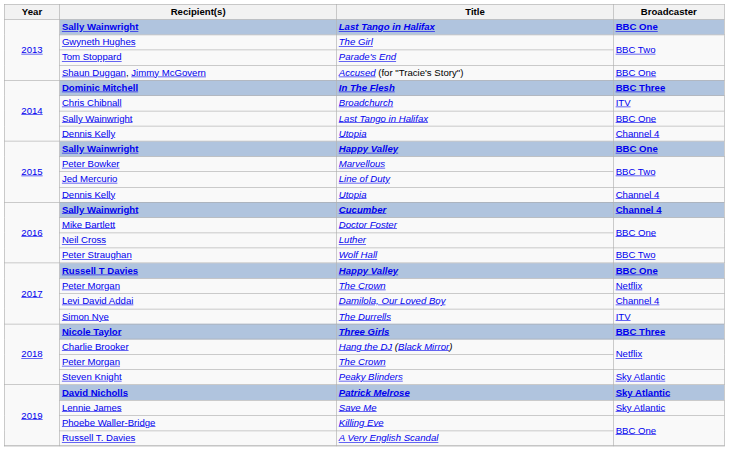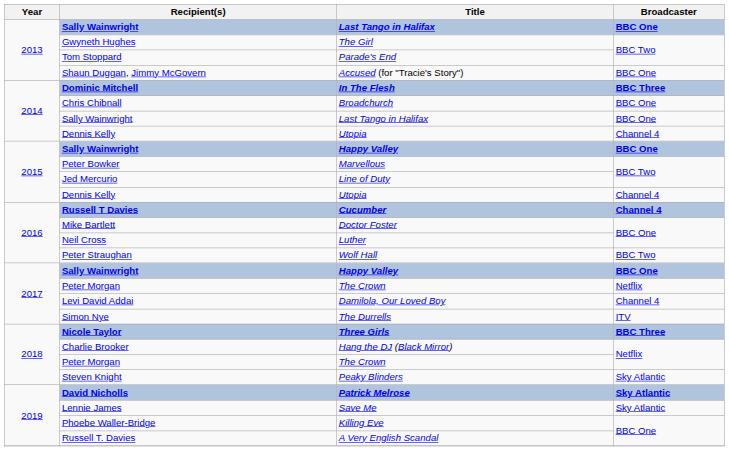(623, 103) ITV -> (636, 103) BBC One
(100, 210) Sally Wainwright -> (100, 210) Russell T Davies
(100, 270) Russell T Davies -> (100, 270) Sally Wainwright
